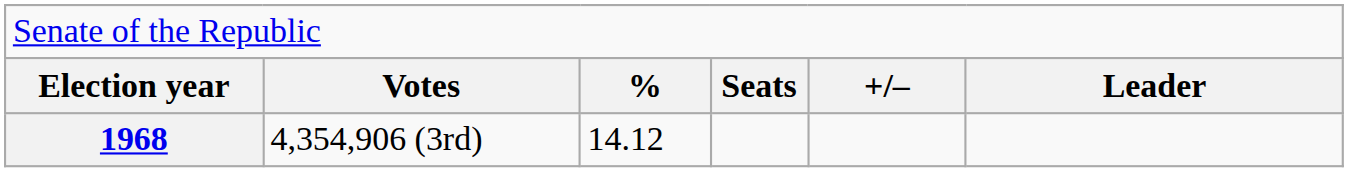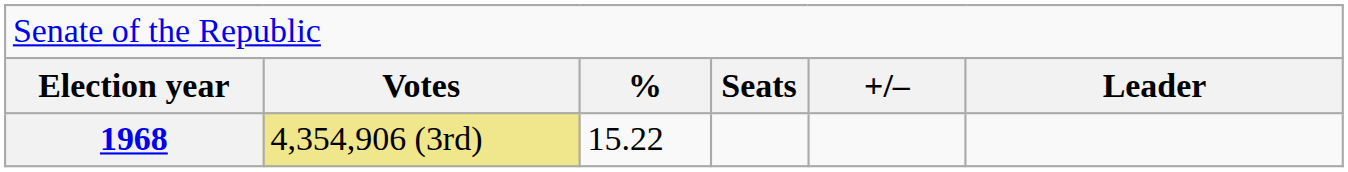(376, 138) no background -> (376, 138) khaki background
(626, 138) 14.12 -> (626, 138) 15.22
